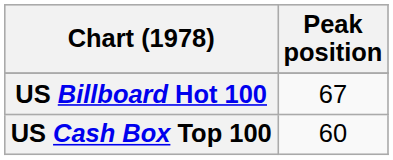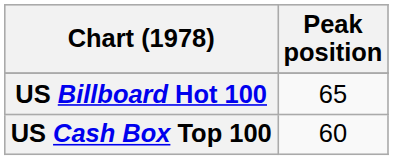(333, 93) 67 -> (333, 93) 65
